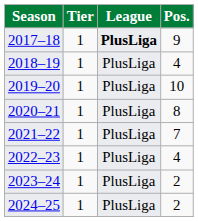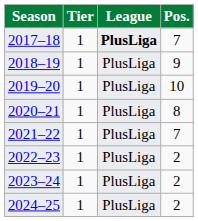(177, 39) 9 -> (177, 39) 7
(177, 63) 4 -> (177, 63) 9
(177, 157) 4 -> (177, 157) 2
